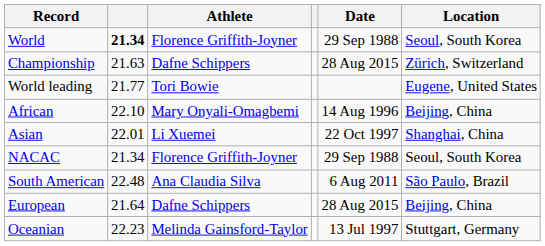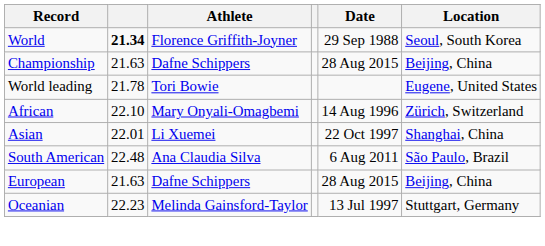(464, 63) Zürich, Switzerland -> (449, 63) Beijing, China
(128, 87) 21.77 -> (128, 87) 21.78
(449, 110) Beijing, China -> (464, 110) Zürich, Switzerland
- row: (34, 157)
(128, 205) 21.64 -> (128, 181) 21.63
